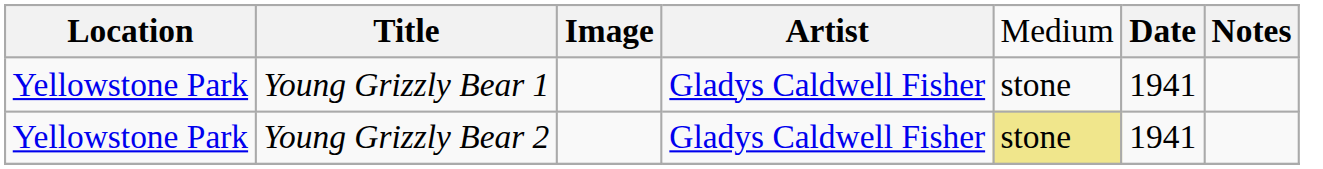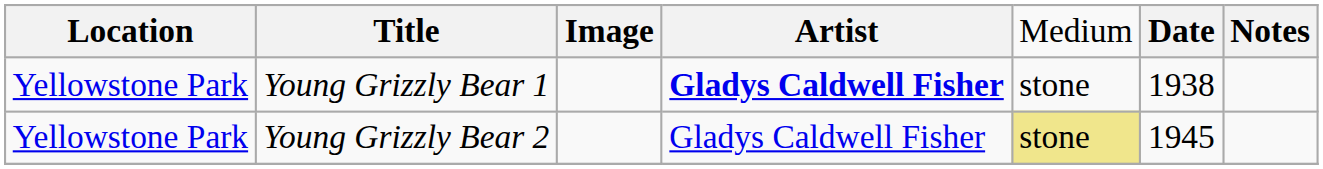(827, 84) normal -> (837, 84) bold
(1163, 84) 1941 -> (1181, 84) 1938
(1163, 137) 1941 -> (1181, 137) 1945
